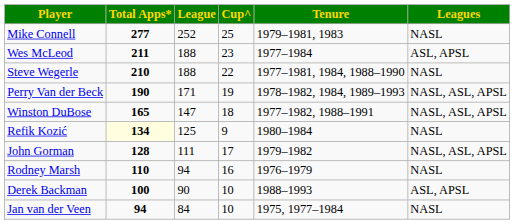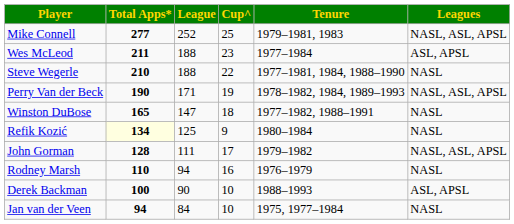(426, 33) NASL -> (459, 33) NASL, ASL, APSL
(459, 111) NASL, ASL, APSL -> (426, 111) NASL
